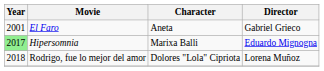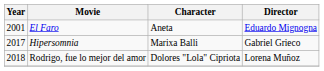(272, 28) Gabriel Grieco -> (281, 28) Eduardo Mignogna
(16, 43) lightgreen background -> (16, 43) no background
(281, 43) Eduardo Mignogna -> (272, 43) Gabriel Grieco
